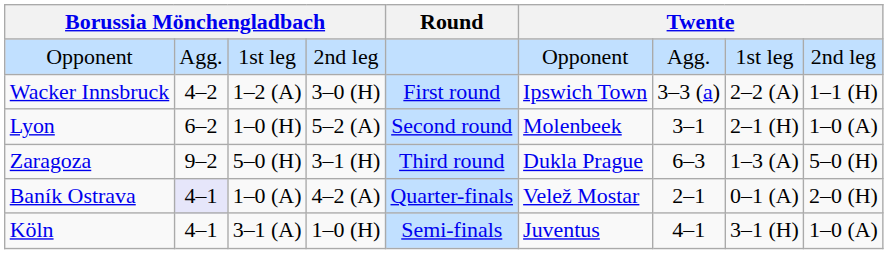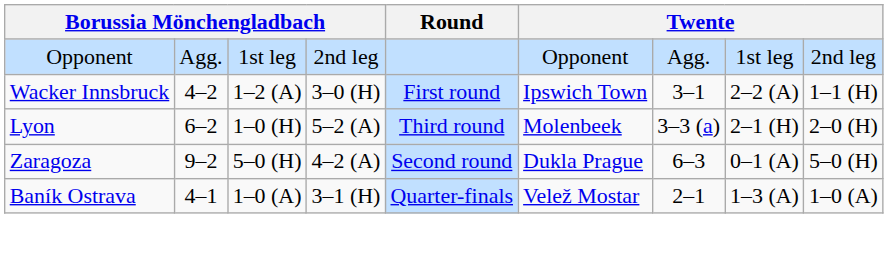(689, 91) 3–3 (a) -> (689, 91) 3–1
(452, 126) Second round -> (452, 126) Third round
(689, 126) 3–1 -> (689, 126) 3–3 (a)
(843, 126) 1–0 (A) -> (843, 126) 2–0 (H)
(346, 160) 3–1 (H) -> (346, 160) 4–2 (A)
(452, 160) Third round -> (452, 160) Second round
(765, 160) 1–3 (A) -> (765, 160) 0–1 (A)
(201, 195) lavender background -> (201, 195) no background
(346, 195) 4–2 (A) -> (346, 195) 3–1 (H)
(765, 195) 0–1 (A) -> (765, 195) 1–3 (A)
(843, 195) 2–0 (H) -> (843, 195) 1–0 (A)
- row: (32, 230)
